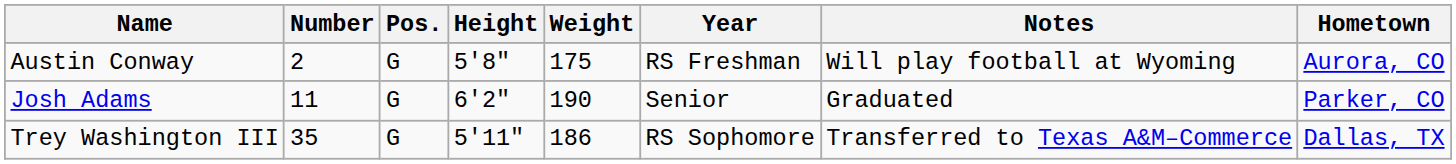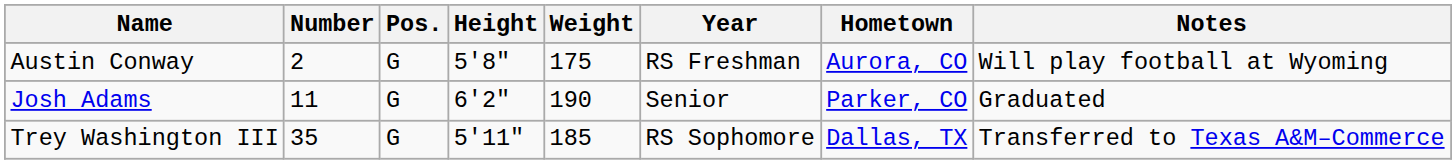columns swapped: (1374, 24) <-> (1059, 24)
(571, 139) 186 -> (571, 139) 185
